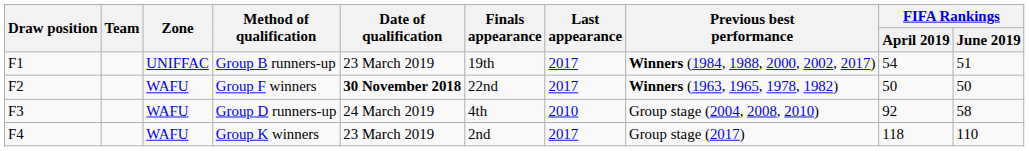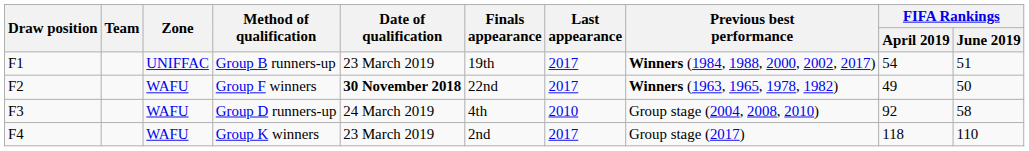(890, 87) 50 -> (890, 87) 49
